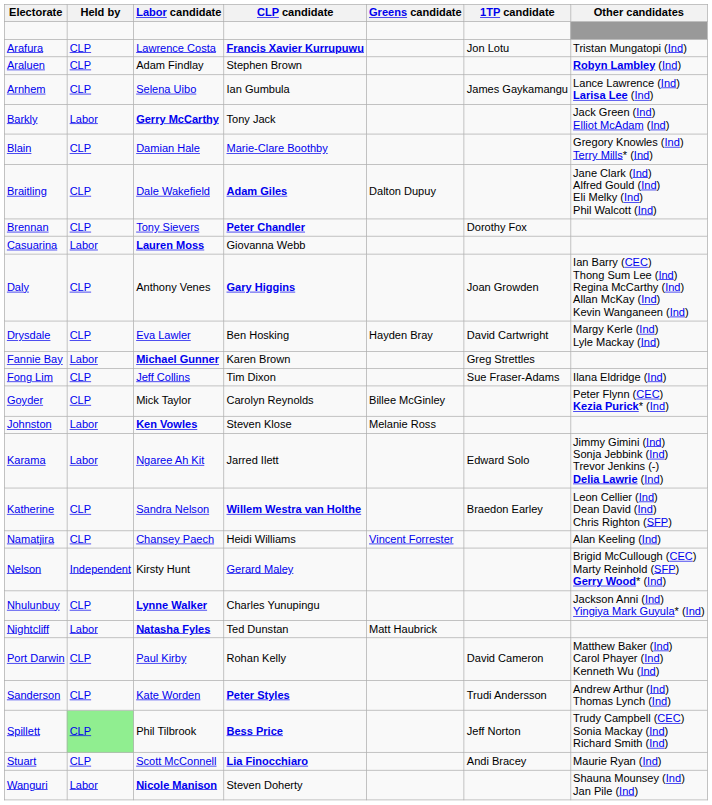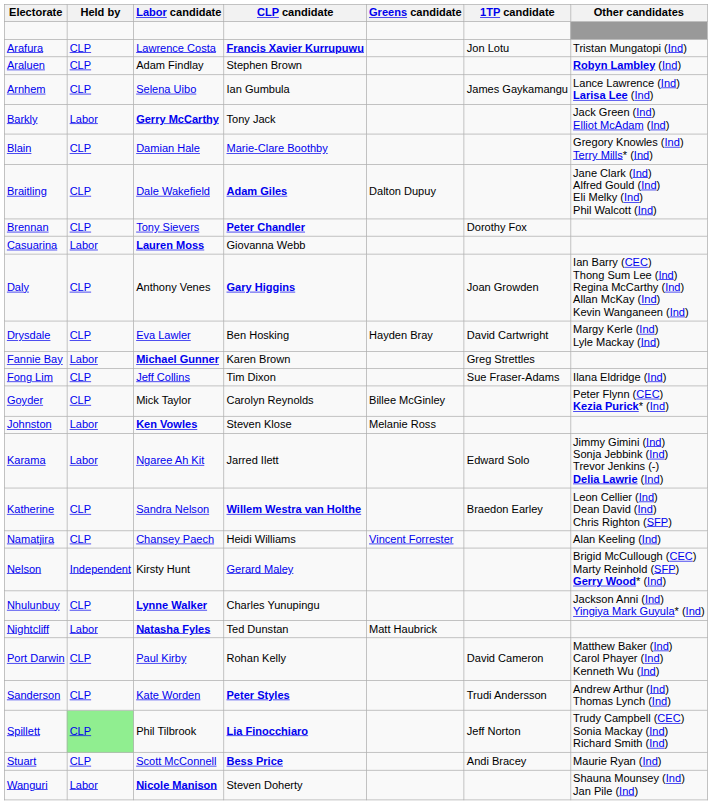(255, 731) Bess Price -> (267, 731) Lia Finocchiaro
(267, 761) Lia Finocchiaro -> (255, 761) Bess Price
